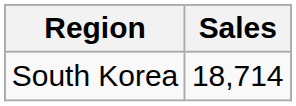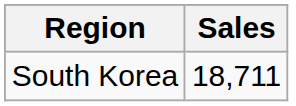(238, 75) 18,714 -> (237, 75) 18,711
